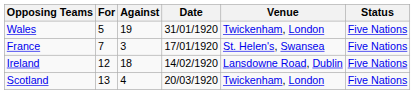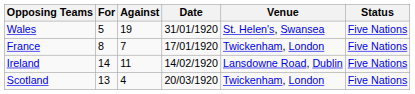(274, 30) Twickenham, London -> (274, 30) St. Helen's, Swansea
(101, 47) 7 -> (101, 47) 8
(123, 47) 3 -> (123, 47) 7
(274, 47) St. Helen's, Swansea -> (274, 47) Twickenham, London
(104, 64) 12 -> (104, 64) 14
(126, 64) 18 -> (126, 64) 11
